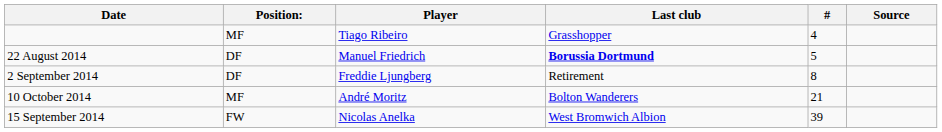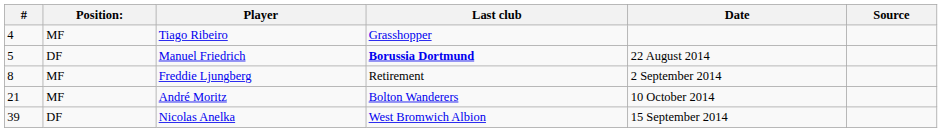columns swapped: (827, 14) <-> (114, 14)
(234, 76) DF -> (55, 76) MF
(235, 117) FW -> (54, 117) DF
